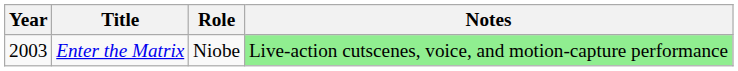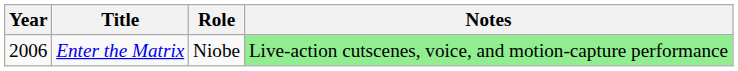(28, 50) 2003 -> (28, 50) 2006
